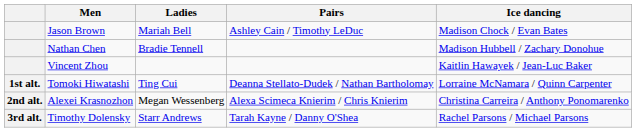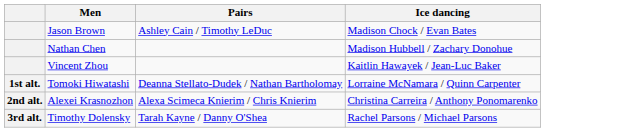- column: (181, 13)
